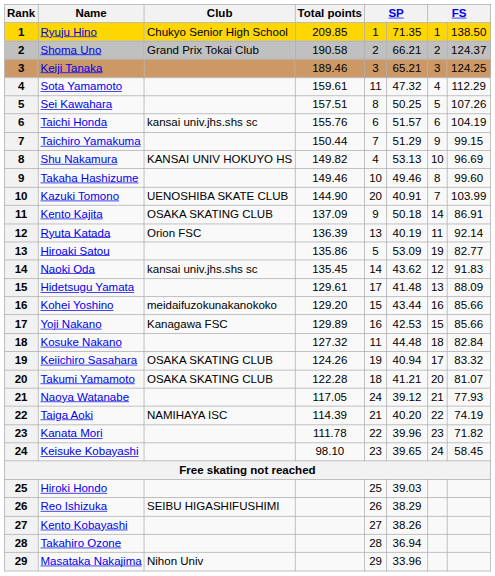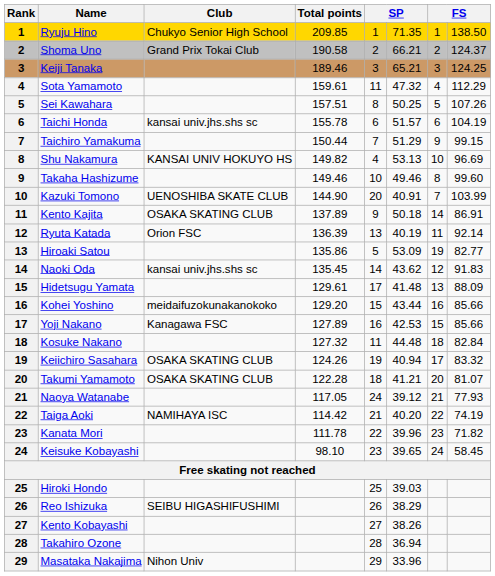(330, 123) 155.76 -> (330, 123) 155.78
(330, 214) 137.09 -> (330, 214) 137.89
(330, 324) 129.89 -> (330, 324) 127.89
(330, 415) 114.39 -> (330, 415) 114.42
